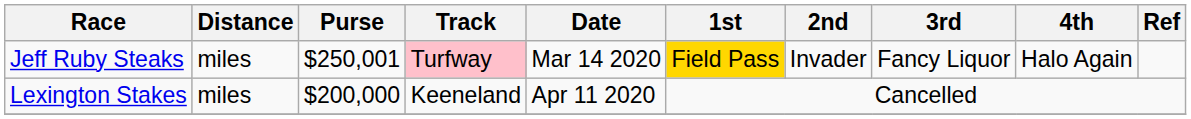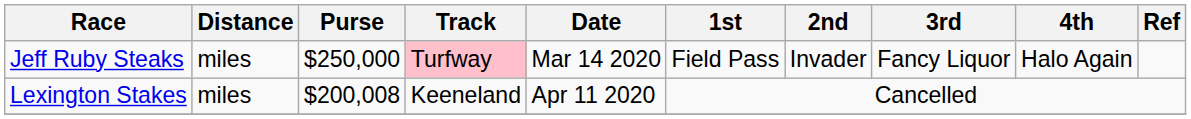(352, 59) $250,001 -> (352, 59) $250,000
(725, 59) gold background -> (725, 59) no background
(352, 95) $200,000 -> (352, 95) $200,008
